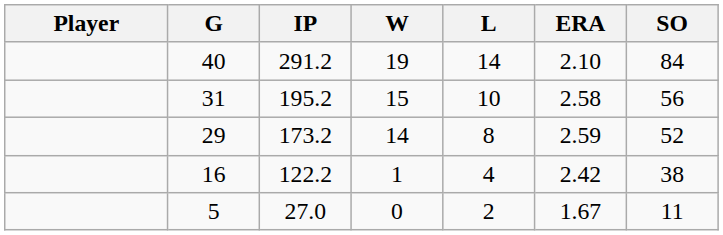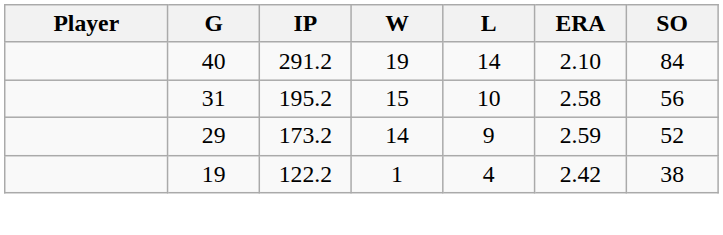(489, 135) 8 -> (489, 135) 9
(214, 173) 16 -> (214, 173) 19
- row: (305, 211)
